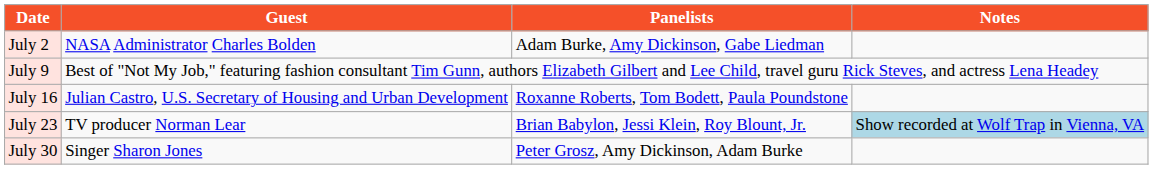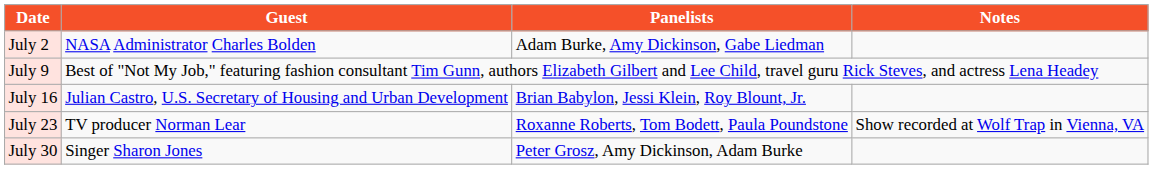(682, 97) Roxanne Roberts, Tom Bodett, Paula Poundstone -> (661, 97) Brian Babylon, Jessi Klein, Roy Blount, Jr.
(661, 124) Brian Babylon, Jessi Klein, Roy Blount, Jr. -> (682, 124) Roxanne Roberts, Tom Bodett, Paula Poundstone
(1000, 124) lightblue background -> (1000, 124) no background
